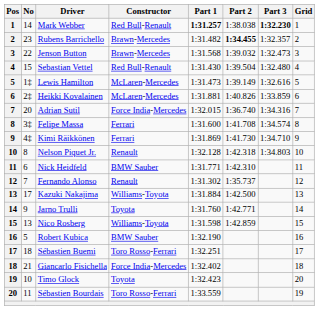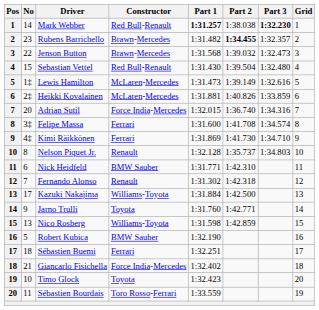(240, 152) 1:42.318 -> (240, 152) 1:35.737
(240, 180) 1:35.737 -> (240, 180) 1:42.318
(144, 251) Toro Rosso-Ferrari -> (123, 251) Ferrari
